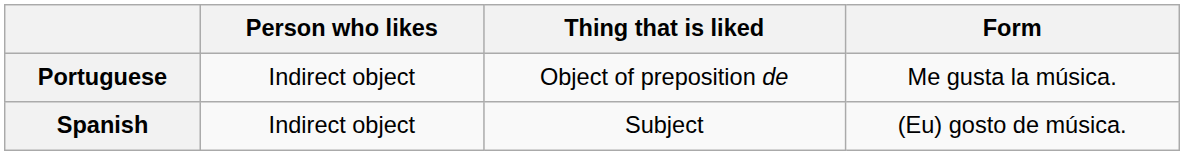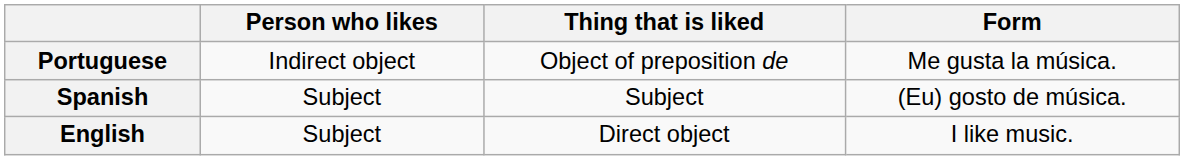(342, 125) Indirect object -> (342, 97) Subject
+ row: (103, 135)
